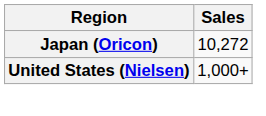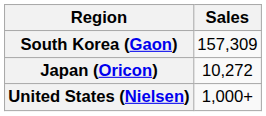+ row: (99, 44)
